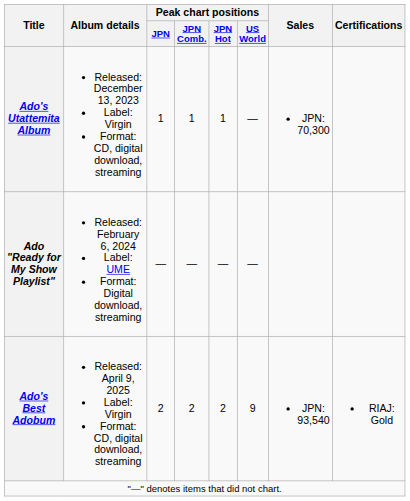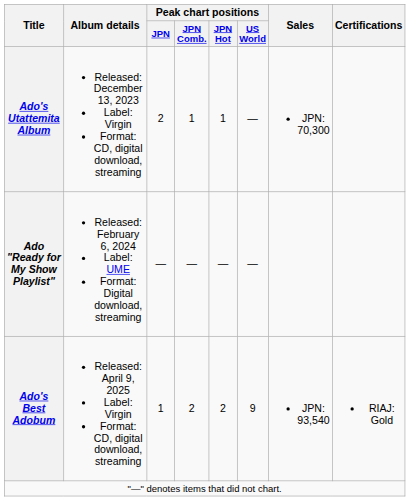(161, 119) 1 -> (161, 119) 2
(161, 408) 2 -> (161, 408) 1
